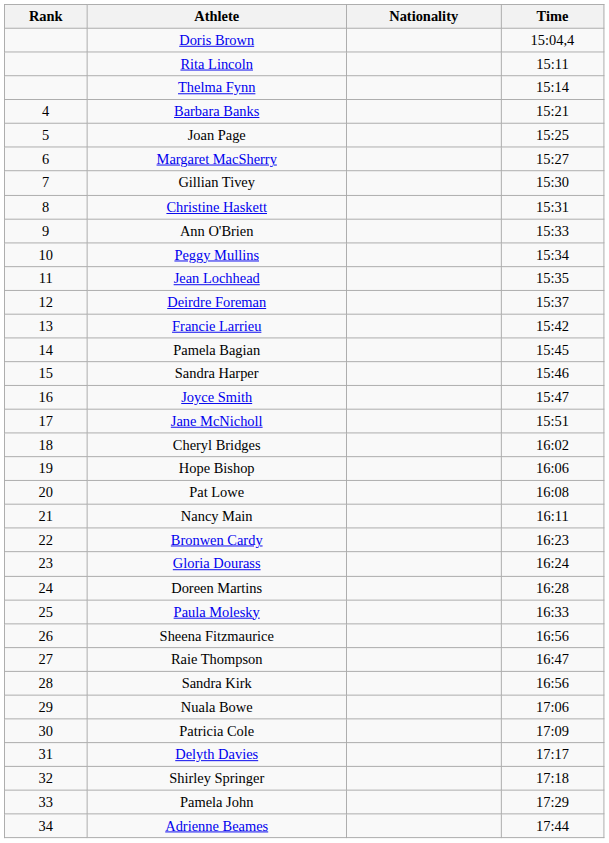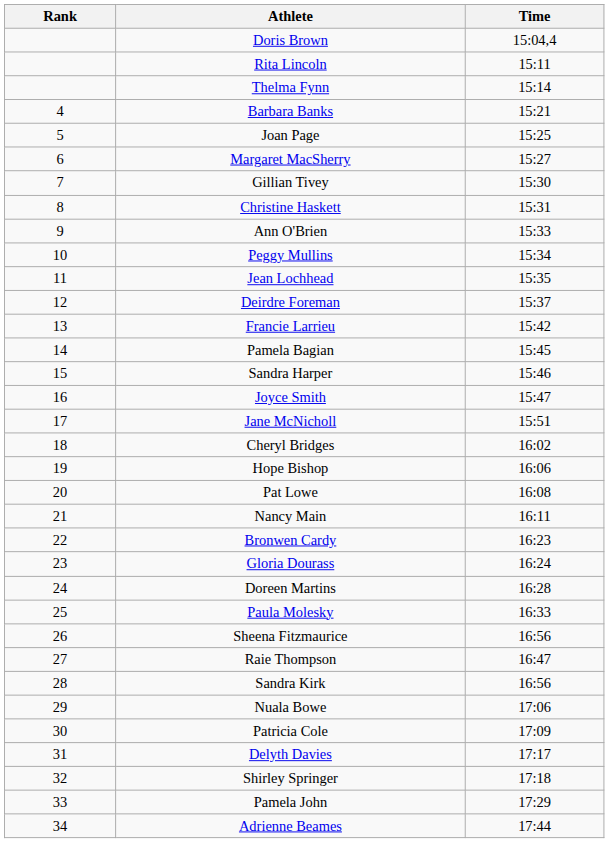- column: (424, 16)
